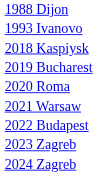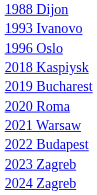+ row: (34, 48)
